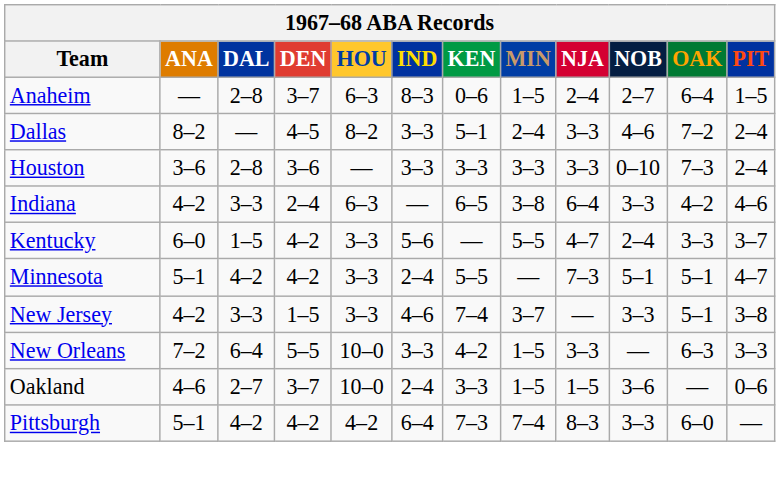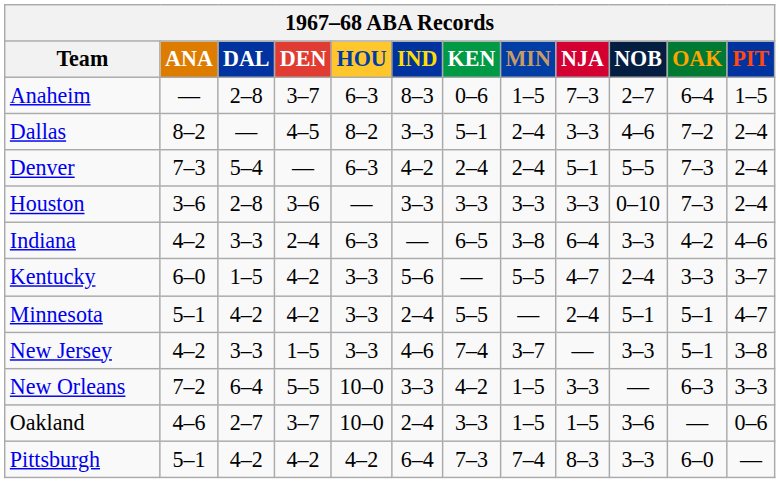(583, 95) 2–4 -> (583, 95) 7–3
+ row: (42, 168)
(583, 277) 7–3 -> (583, 313) 2–4
